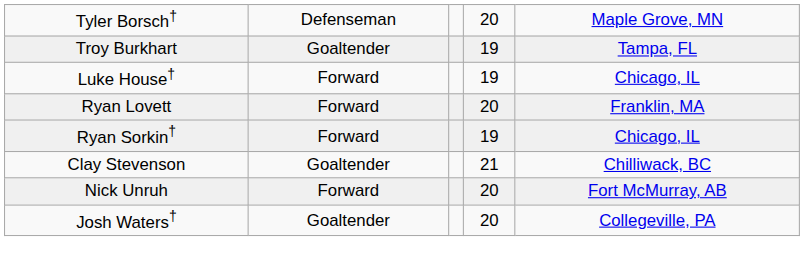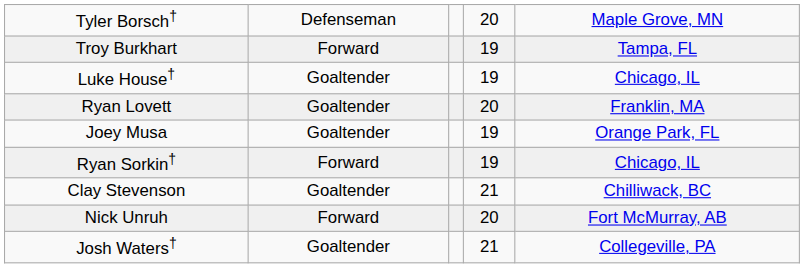(348, 49) Goaltender -> (348, 49) Forward
(348, 77) Forward -> (348, 77) Goaltender
(348, 106) Forward -> (348, 106) Goaltender
+ row: (126, 133)
(489, 220) 20 -> (489, 246) 21
